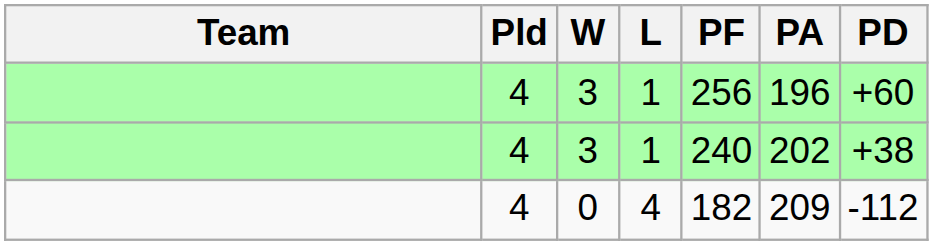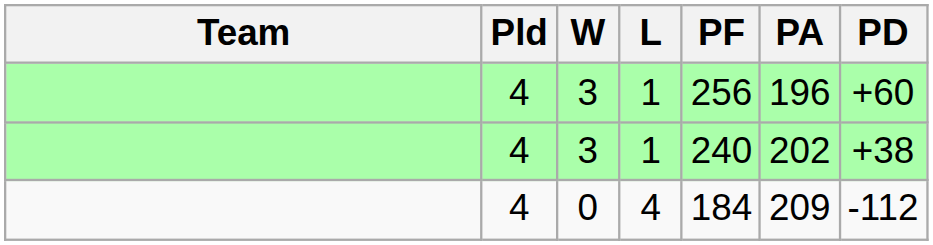(721, 208) 182 -> (721, 208) 184
